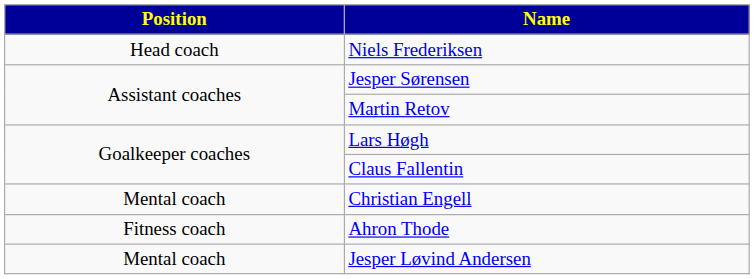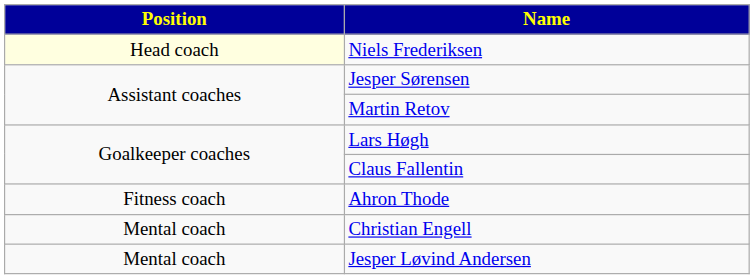(174, 49) no background -> (174, 49) lightyellow background
rows swapped: (399, 229) <-> (410, 199)
